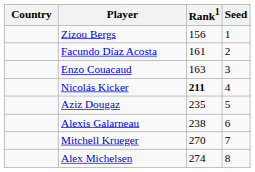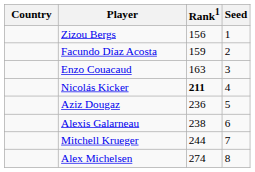(197, 51) 161 -> (197, 51) 159
(197, 105) 235 -> (197, 105) 236
(197, 140) 270 -> (197, 140) 244
